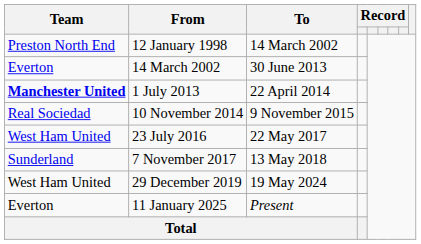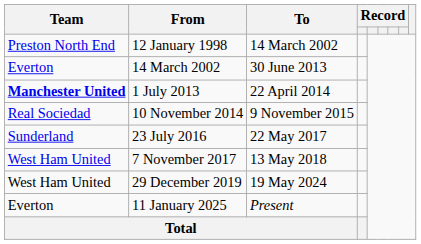(59, 136) West Ham United -> (41, 136) Sunderland
(41, 159) Sunderland -> (59, 159) West Ham United
